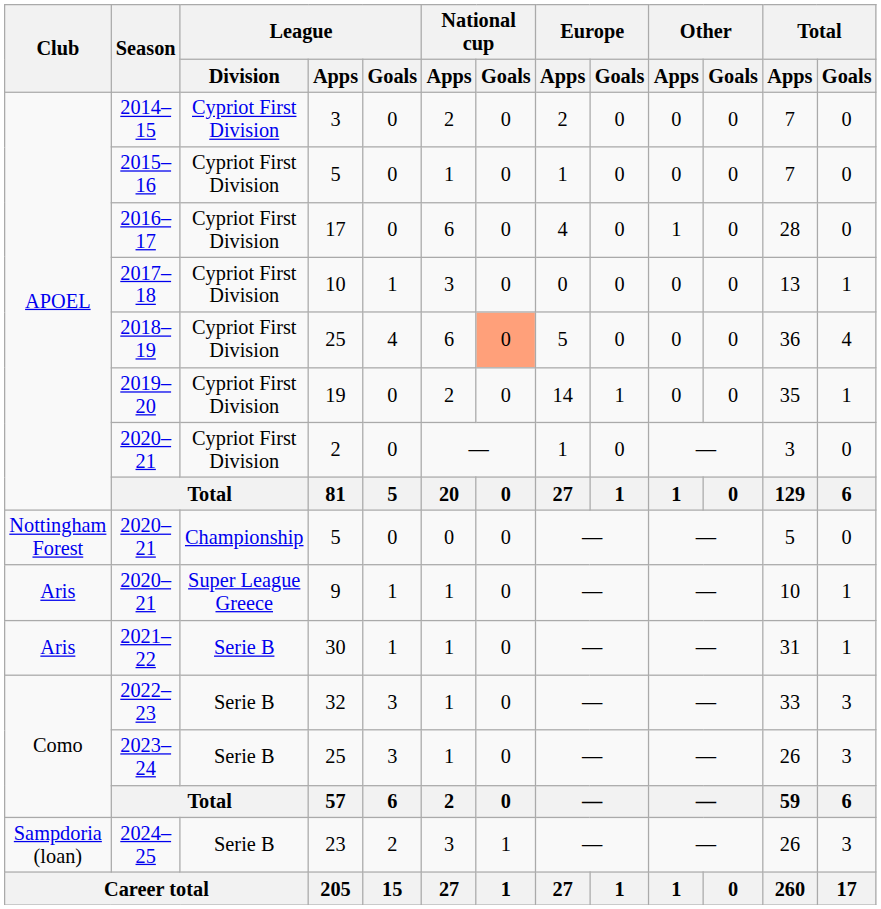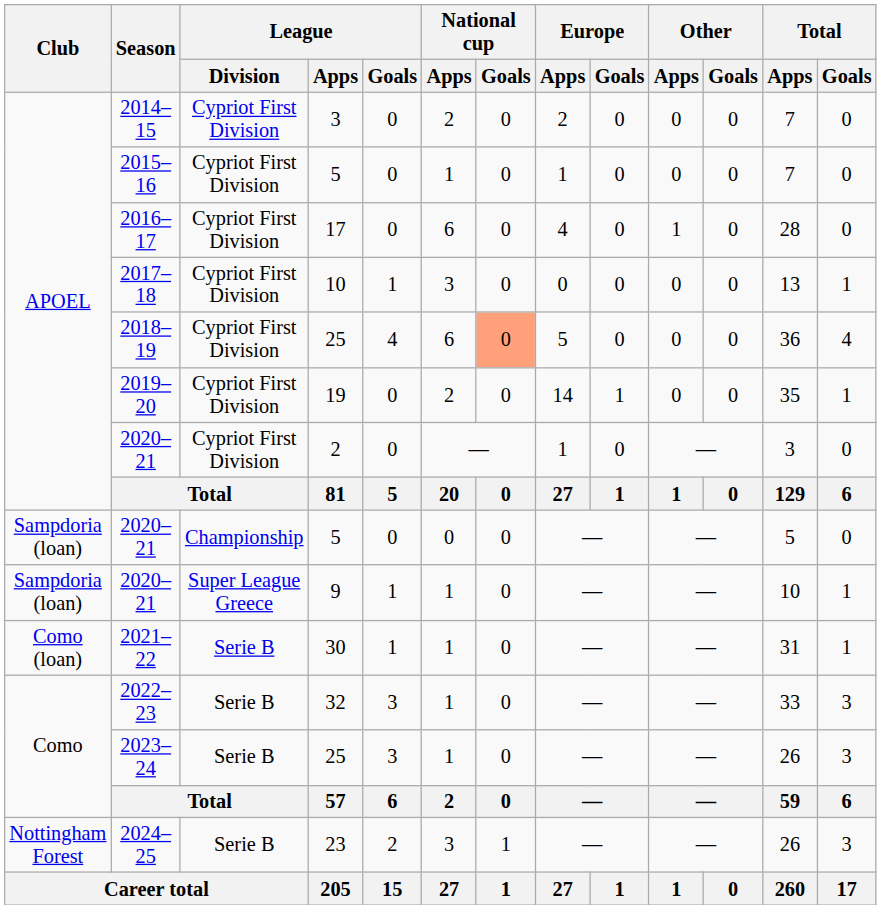(58, 537) Nottingham Forest -> (58, 537) Sampdoria (loan)
(58, 592) Aris -> (58, 592) Sampdoria (loan)
(58, 647) Aris -> (58, 647) Como (loan)
(58, 844) Sampdoria (loan) -> (58, 844) Nottingham Forest
